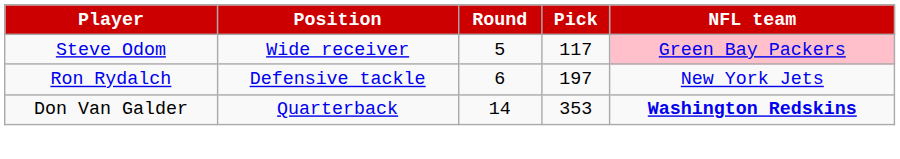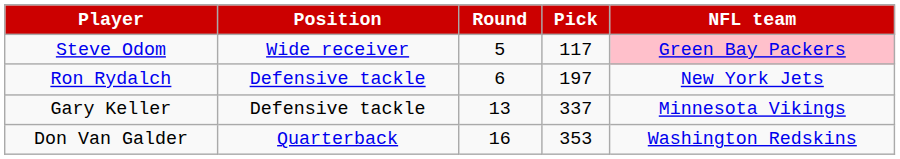+ row: (111, 109)
(500, 109) 14 -> (500, 139) 16
(752, 109) bold -> (752, 139) normal
